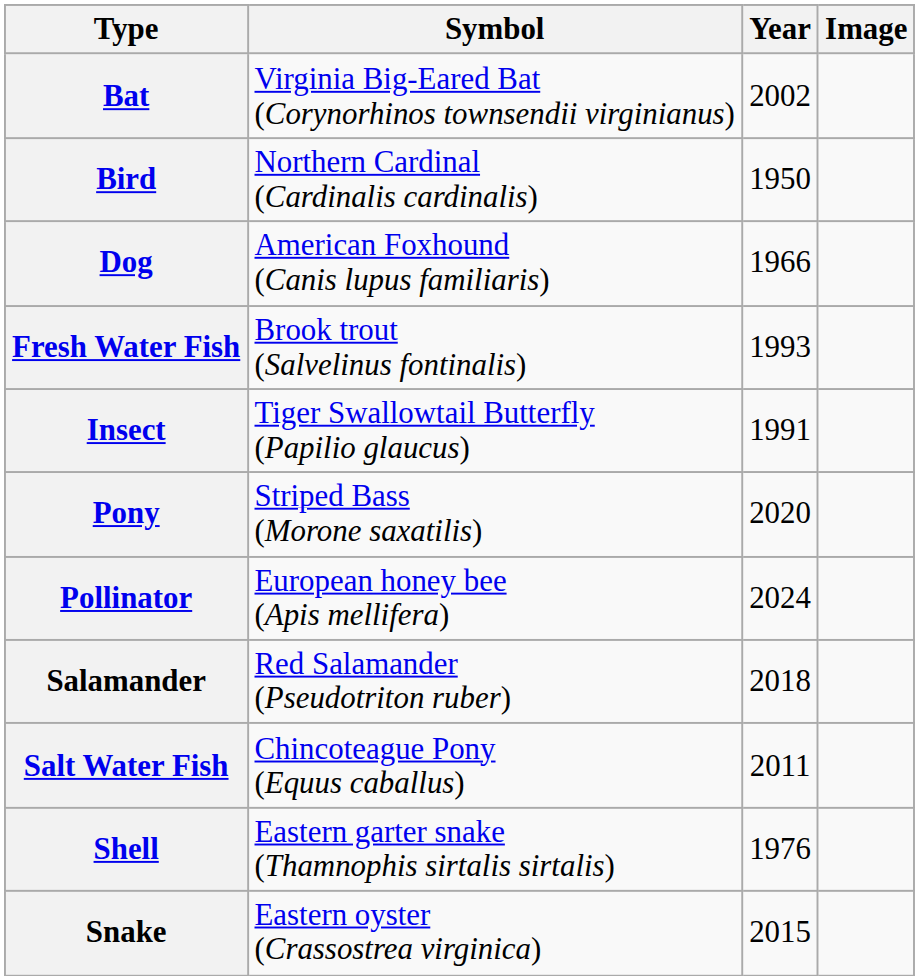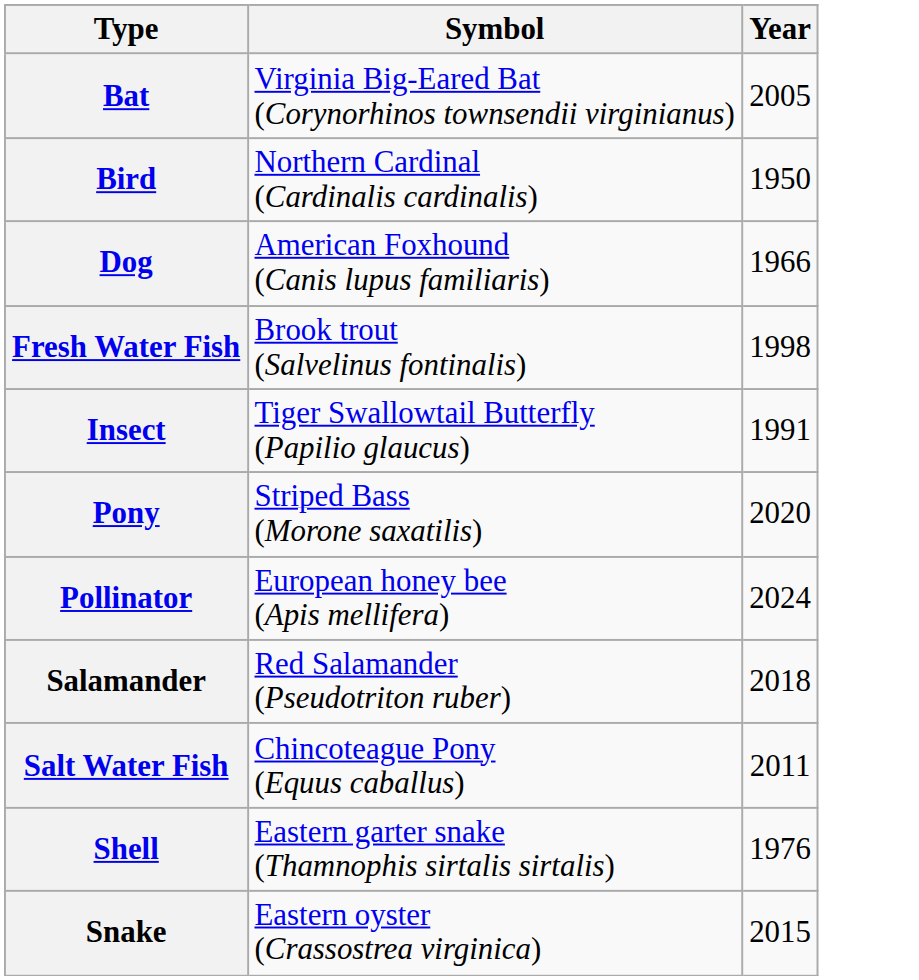- column: (866, 28)
(780, 95) 2002 -> (780, 95) 2005
(780, 346) 1993 -> (780, 346) 1998
